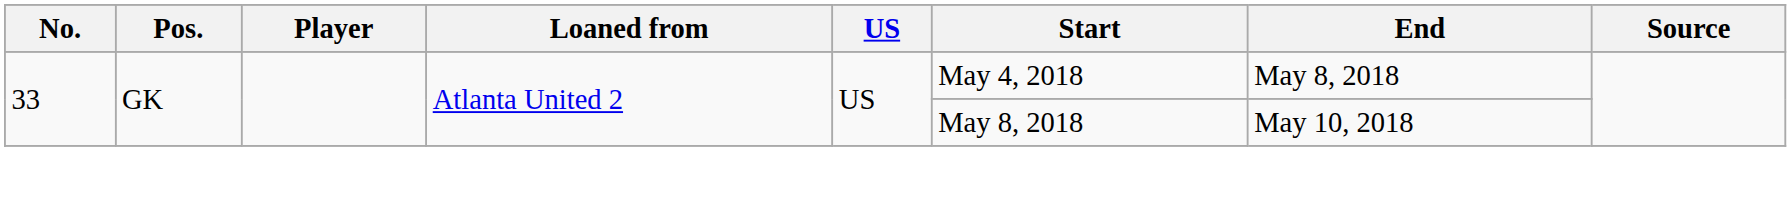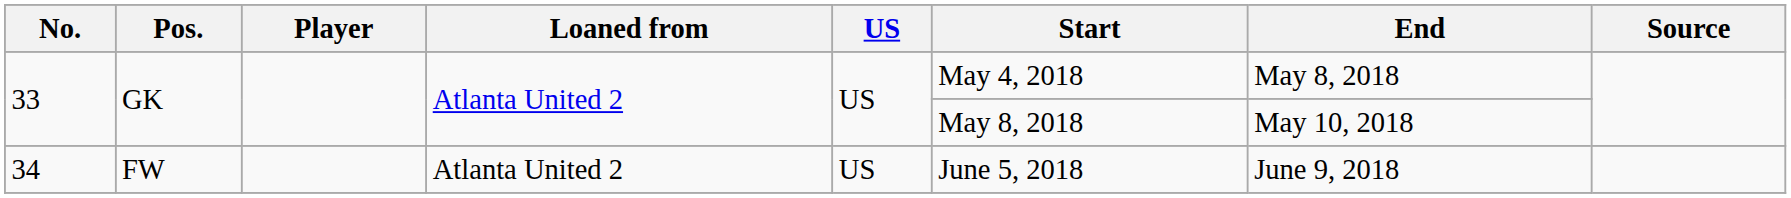+ row: (26, 169)
